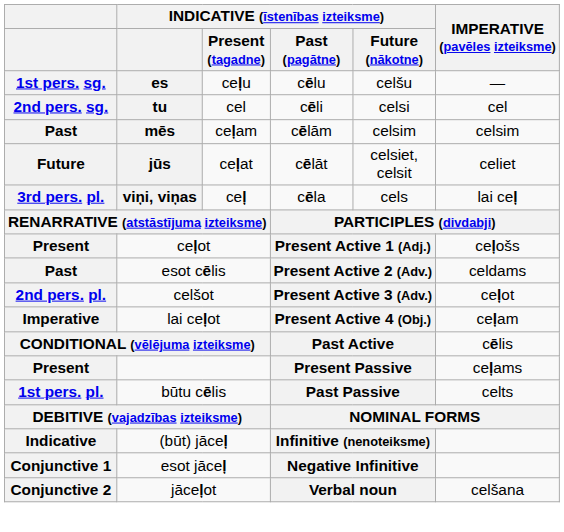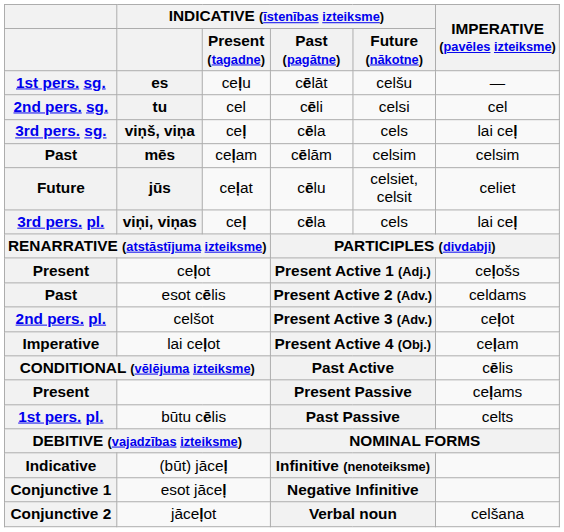(311, 82) cēlu -> (311, 82) cēlāt
+ row: (160, 131)
(311, 164) cēlāt -> (311, 188) cēlu
